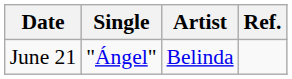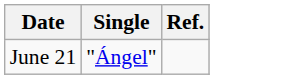- column: (200, 21)
